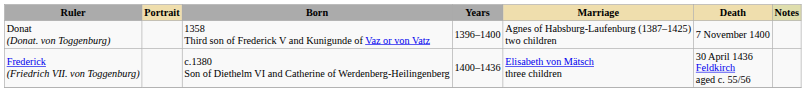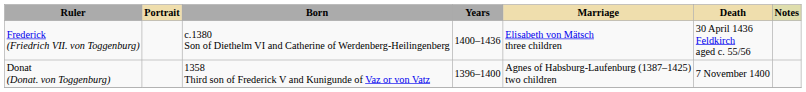rows swapped: (58, 34) <-> (73, 68)
